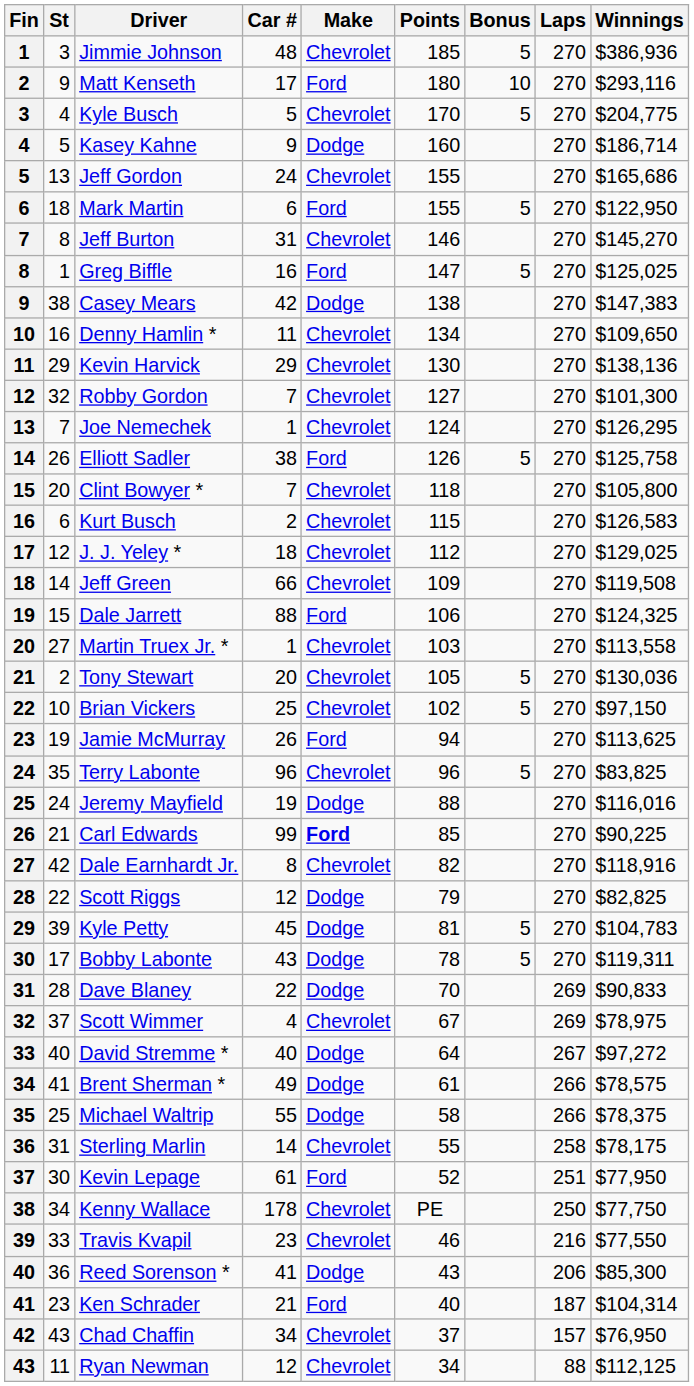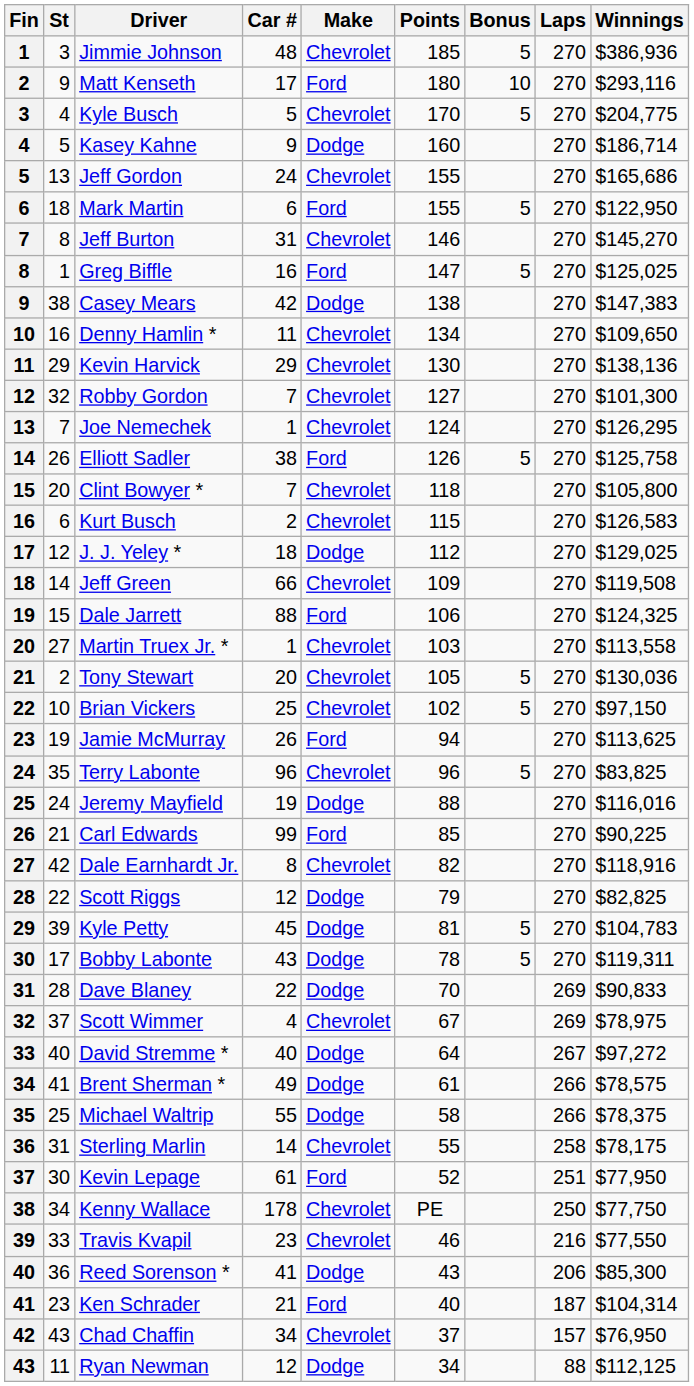(348, 552) Chevrolet -> (335, 552) Dodge
(328, 834) bold -> (326, 834) normal
(348, 1366) Chevrolet -> (335, 1366) Dodge
